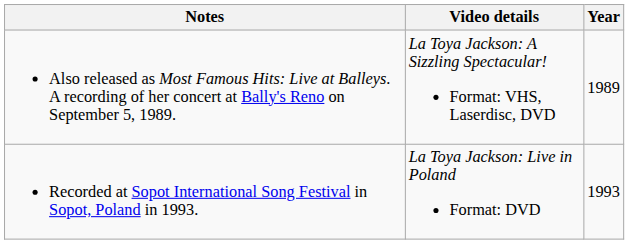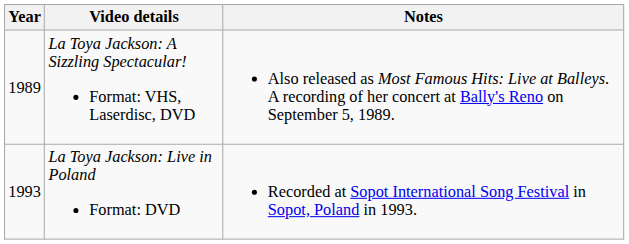columns swapped: (604, 17) <-> (205, 17)
